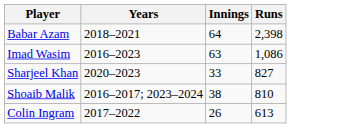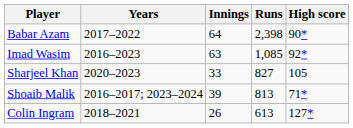+ column: (317, 14)
(112, 34) 2018–2021 -> (112, 34) 2017–2022
(269, 53) 1,086 -> (269, 53) 1,085
(215, 93) 38 -> (215, 93) 39
(264, 93) 810 -> (264, 93) 813
(112, 113) 2017–2022 -> (112, 113) 2018–2021
